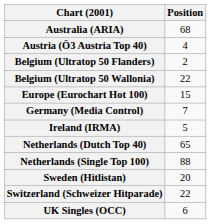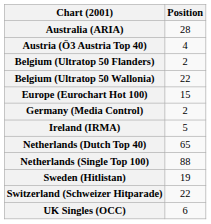(185, 29) 68 -> (185, 29) 28
(185, 111) 7 -> (185, 111) 2
(185, 177) 20 -> (185, 177) 19
